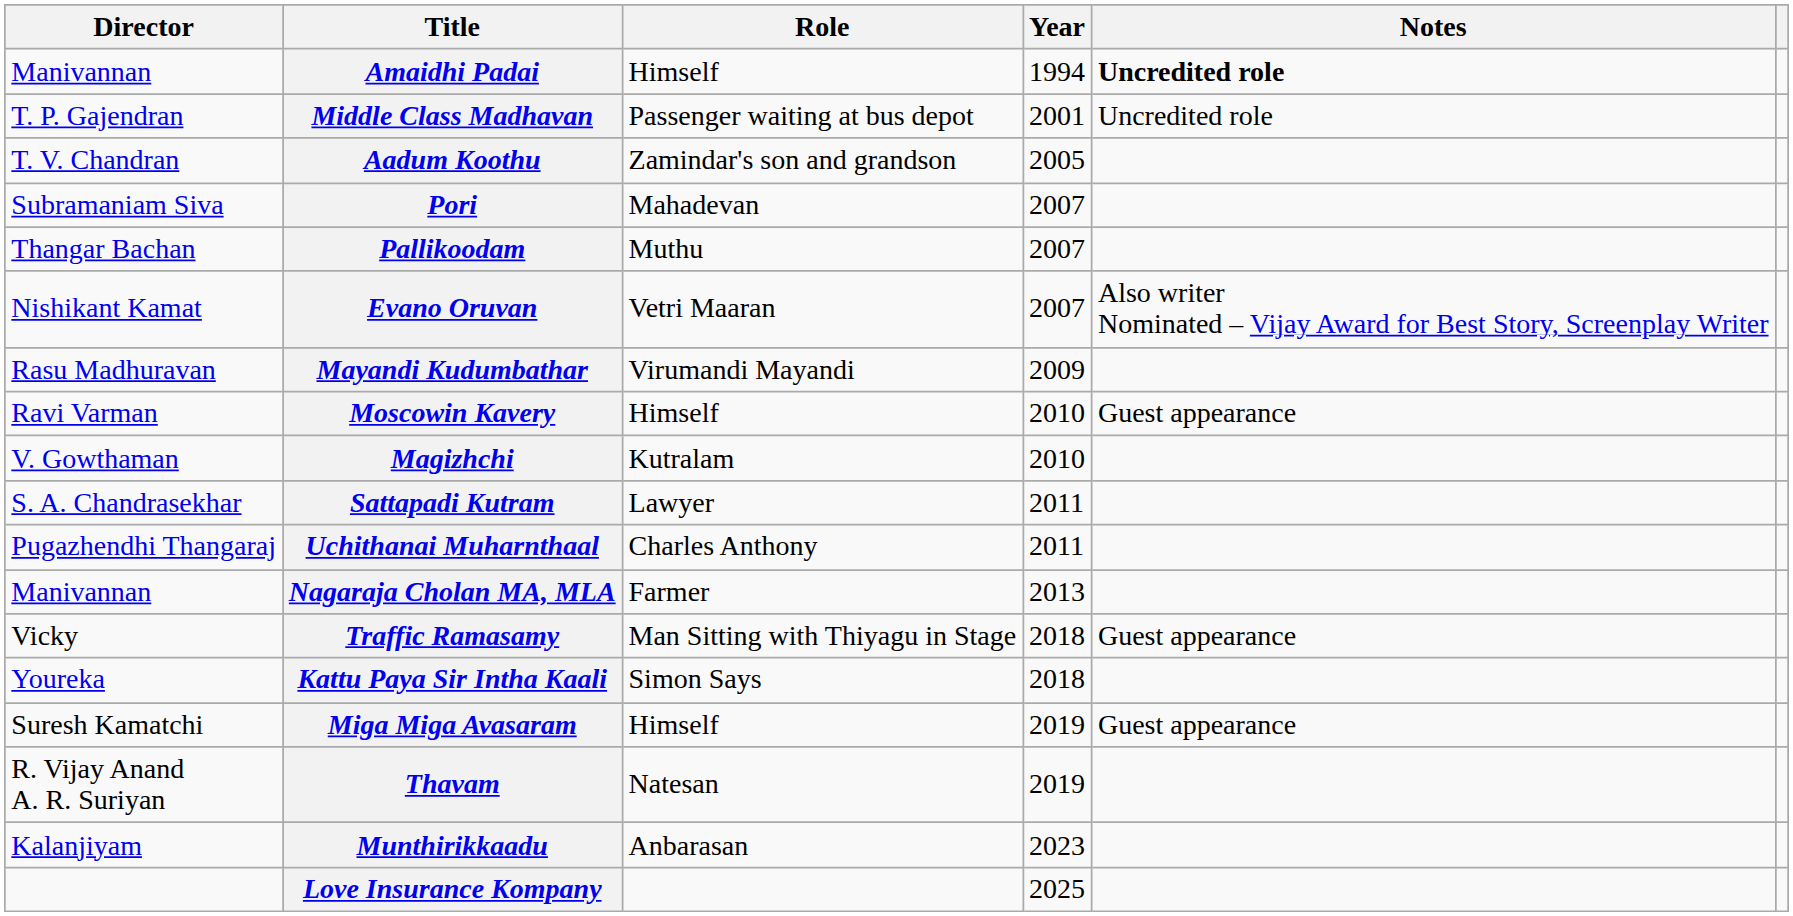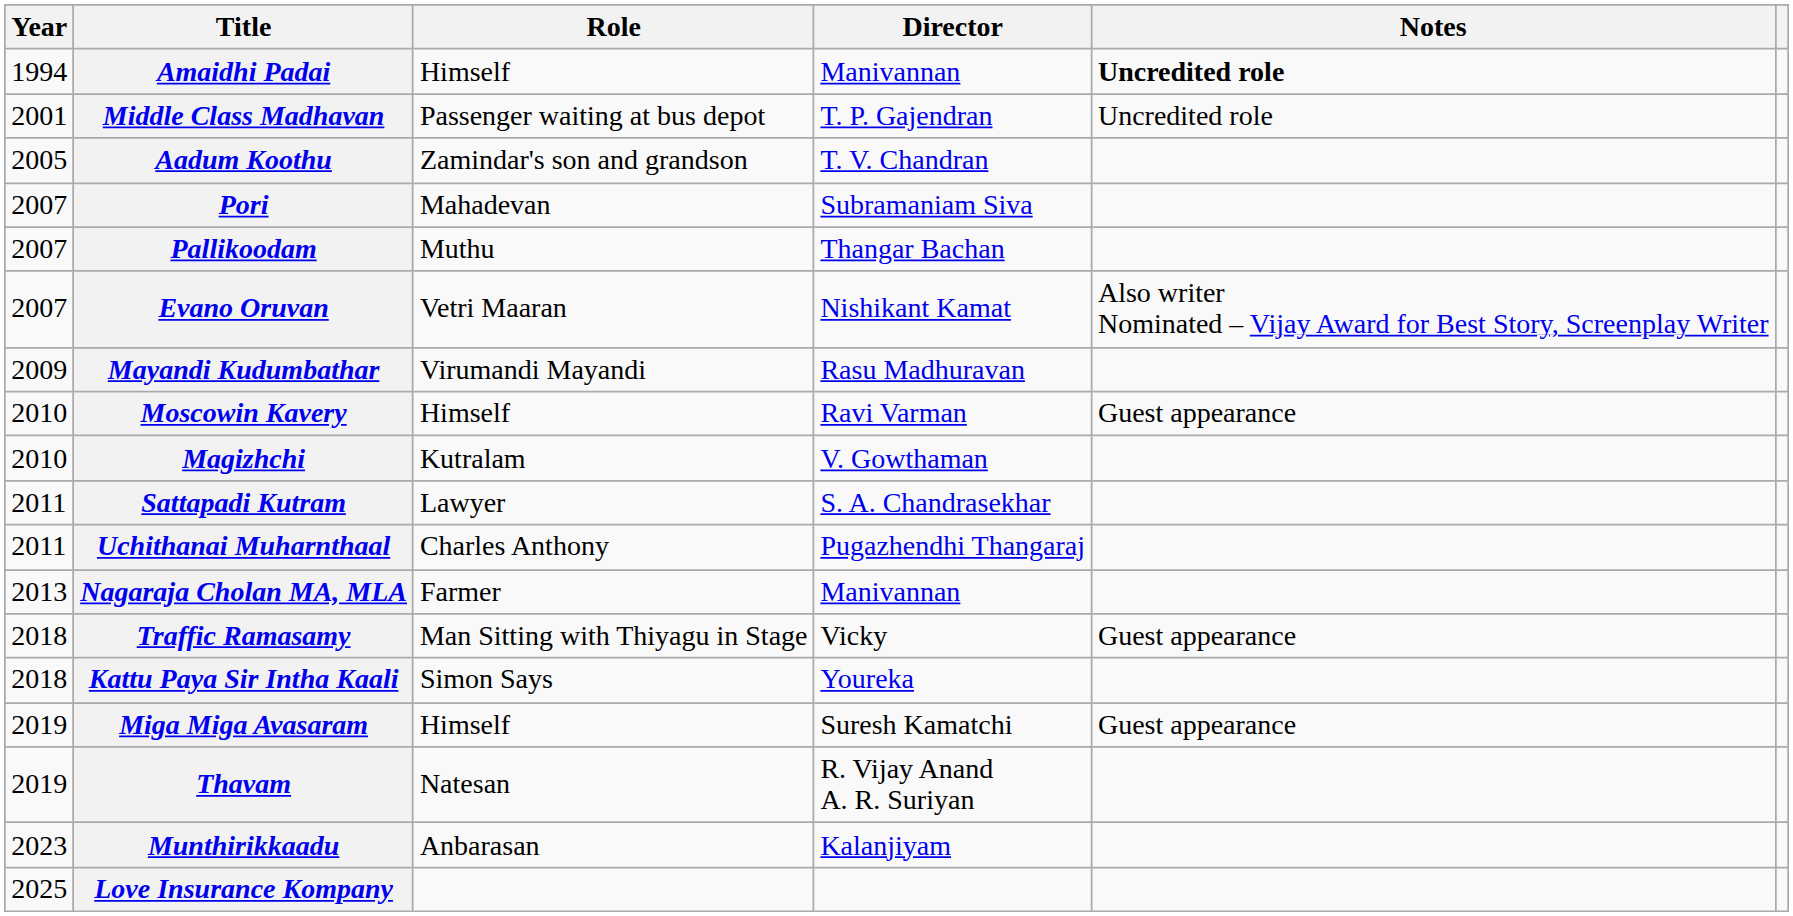columns swapped: (1057, 26) <-> (144, 26)
